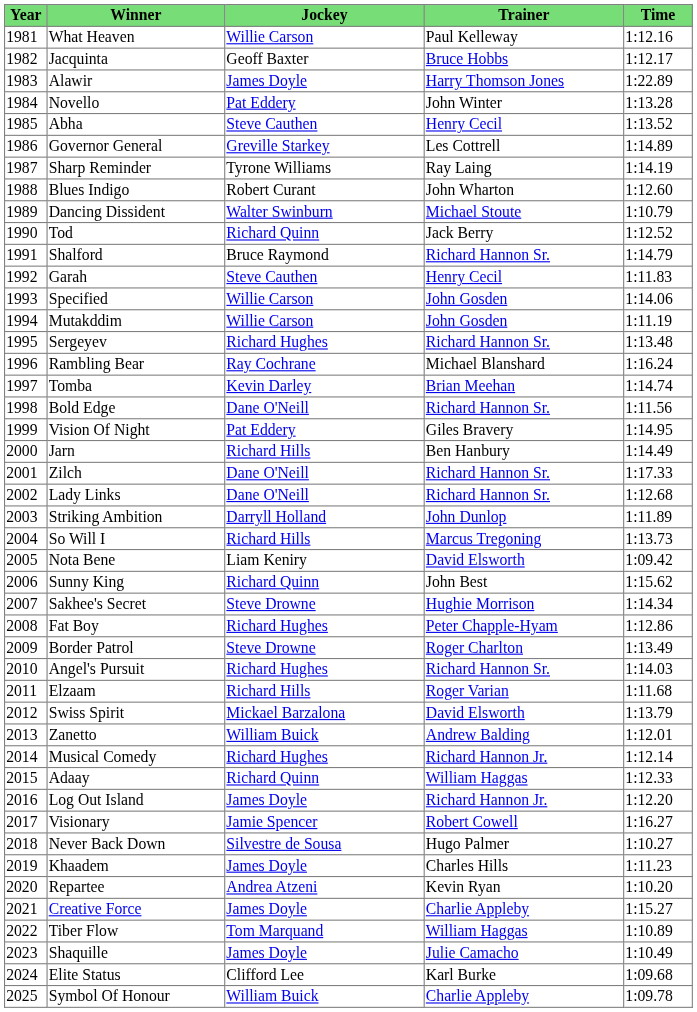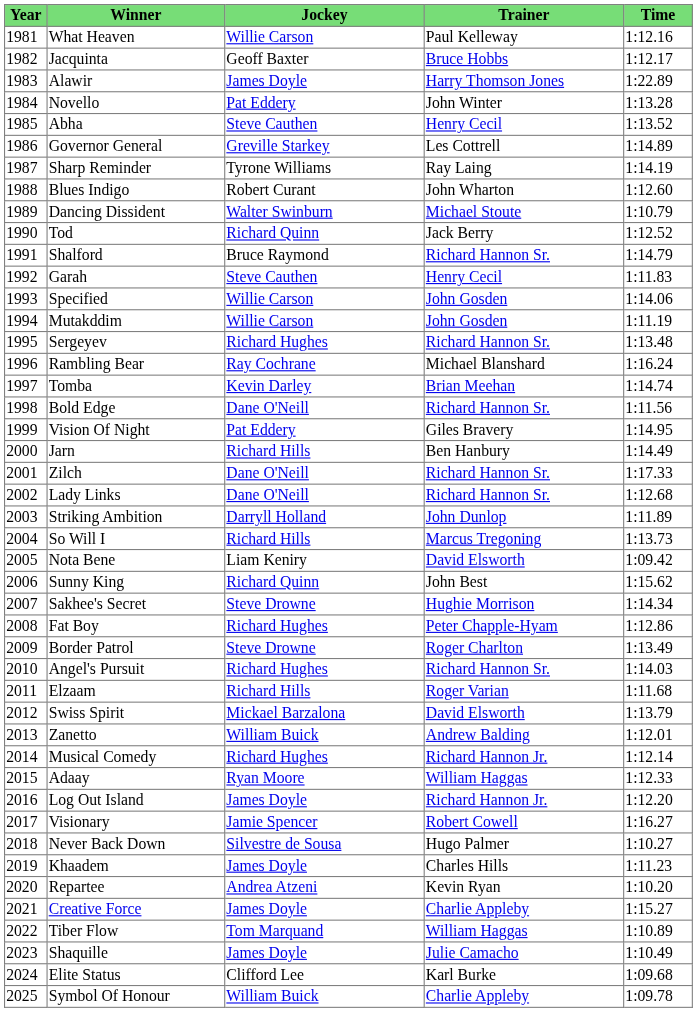(273, 778) Richard Quinn -> (265, 778) Ryan Moore
